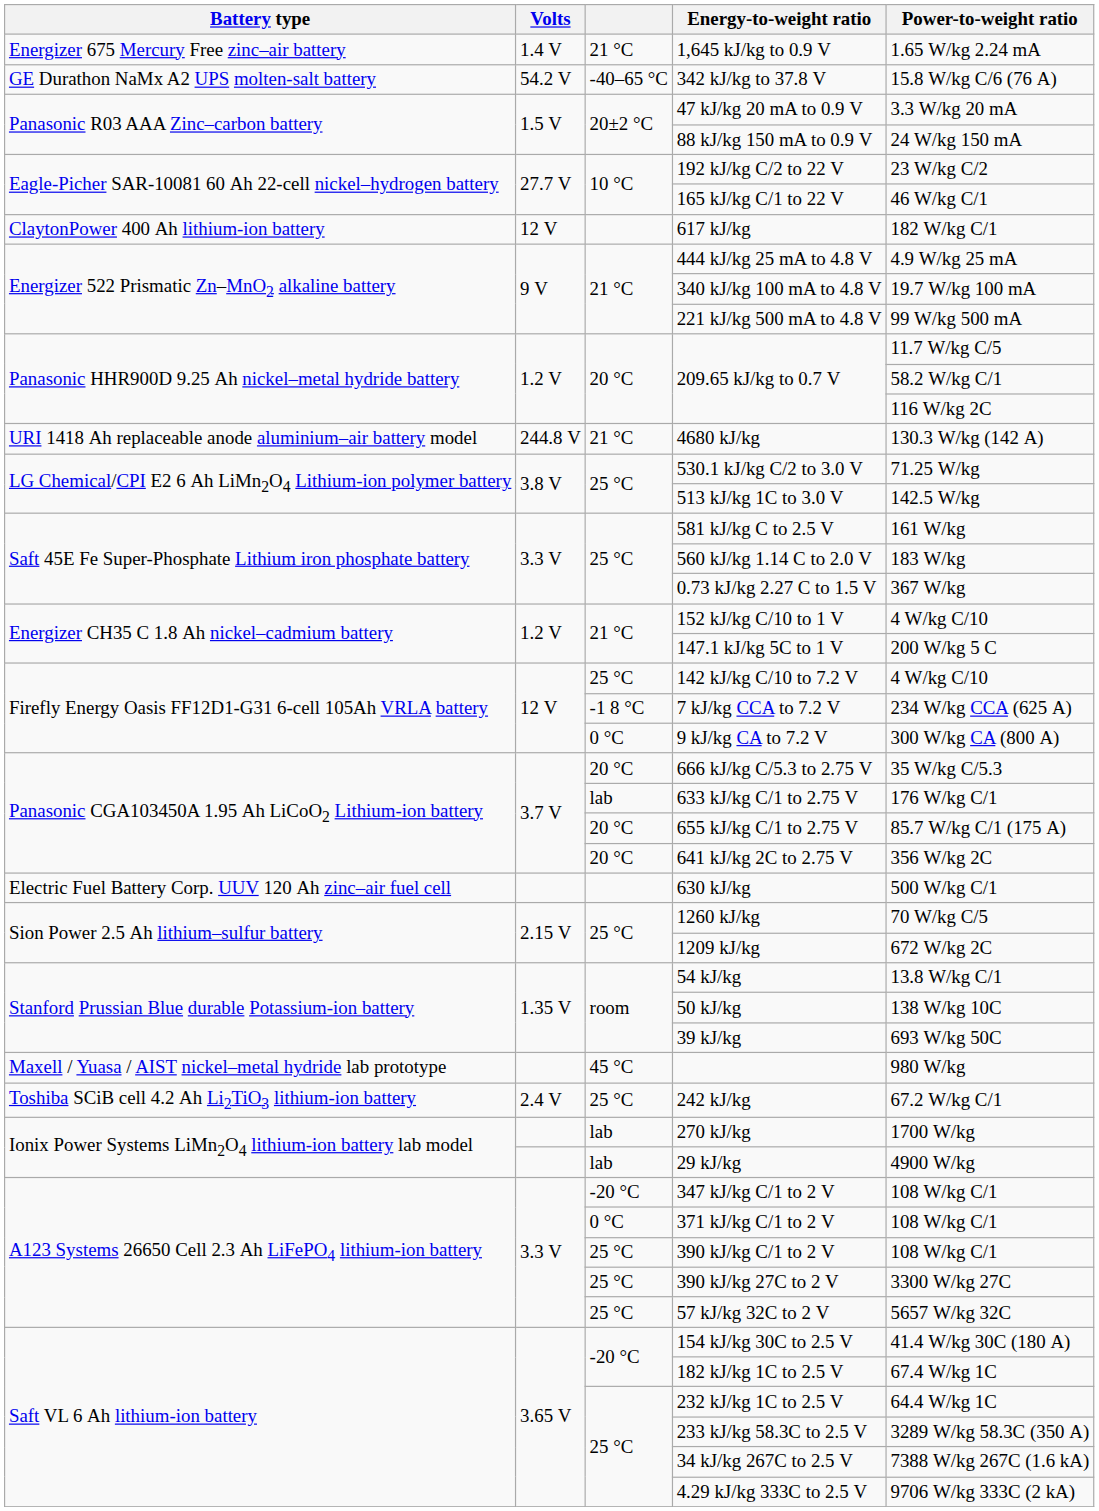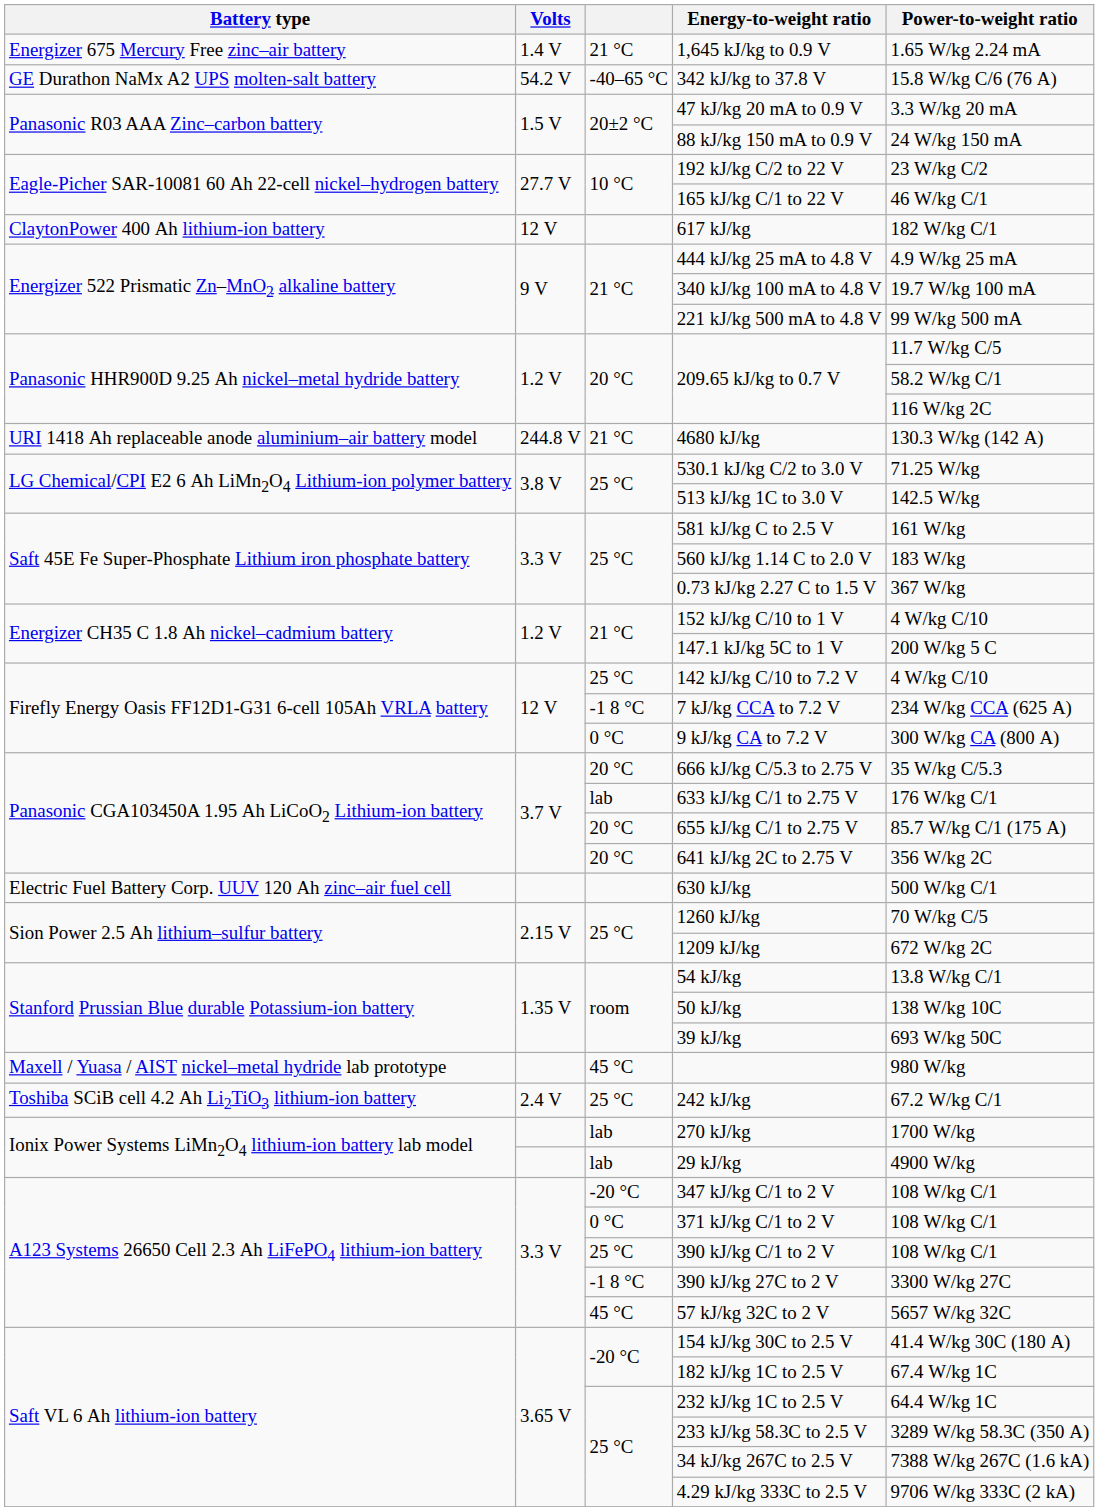(611, 1281) 25 °C -> (617, 1281) -1 8 °C
(611, 1311) 25 °C -> (611, 1311) 45 °C
